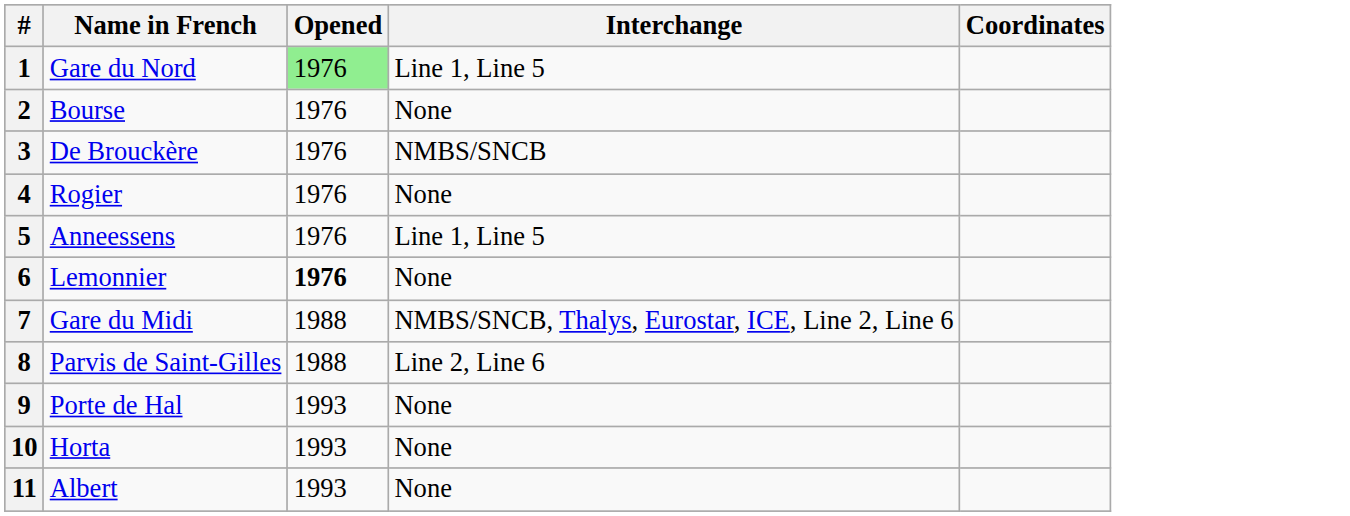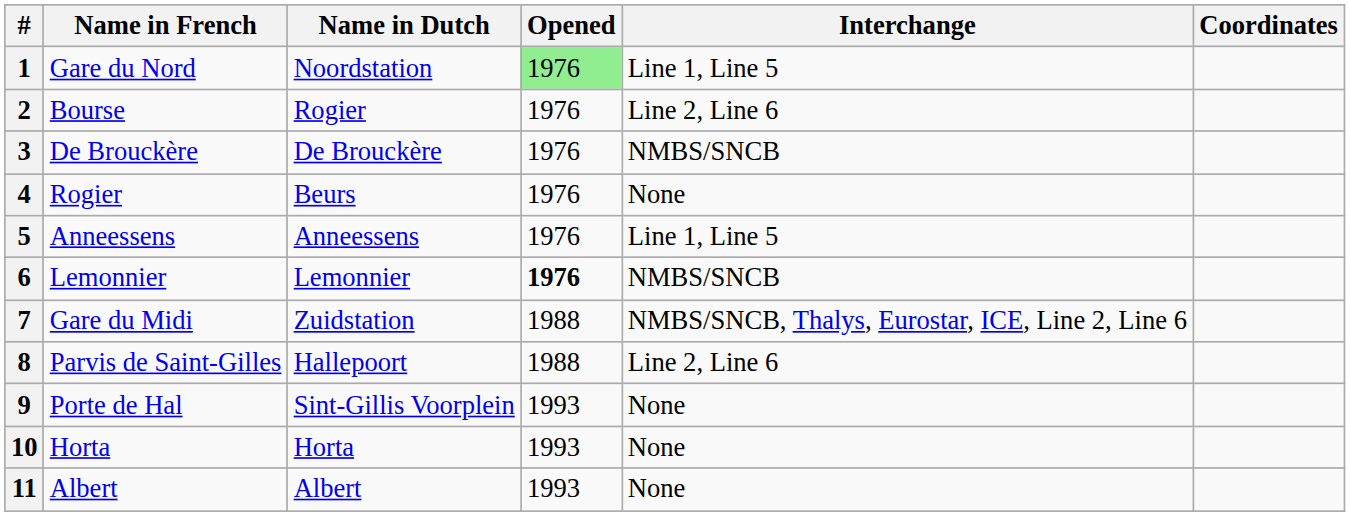+ column: (404, 25)
(423, 109) None -> (703, 109) Line 2, Line 6
(423, 278) None -> (704, 278) NMBS/SNCB
